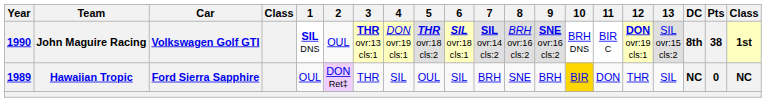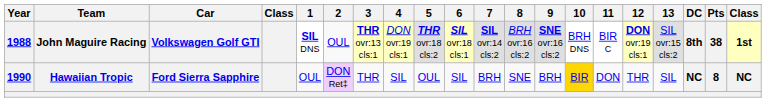(19, 42) 1990 -> (19, 42) 1988
(19, 77) 1989 -> (19, 77) 1990
(716, 77) 0 -> (716, 77) 8
